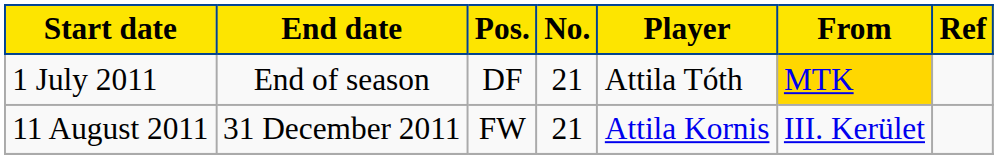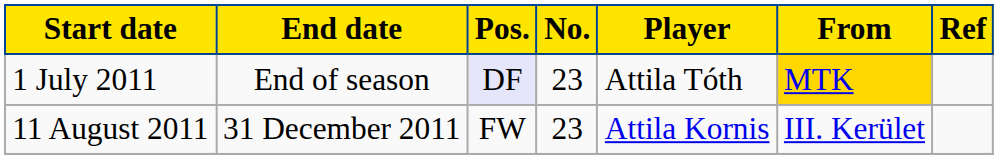(502, 79) no background -> (502, 79) lavender background
(567, 79) 21 -> (567, 79) 23
(567, 128) 21 -> (567, 128) 23
